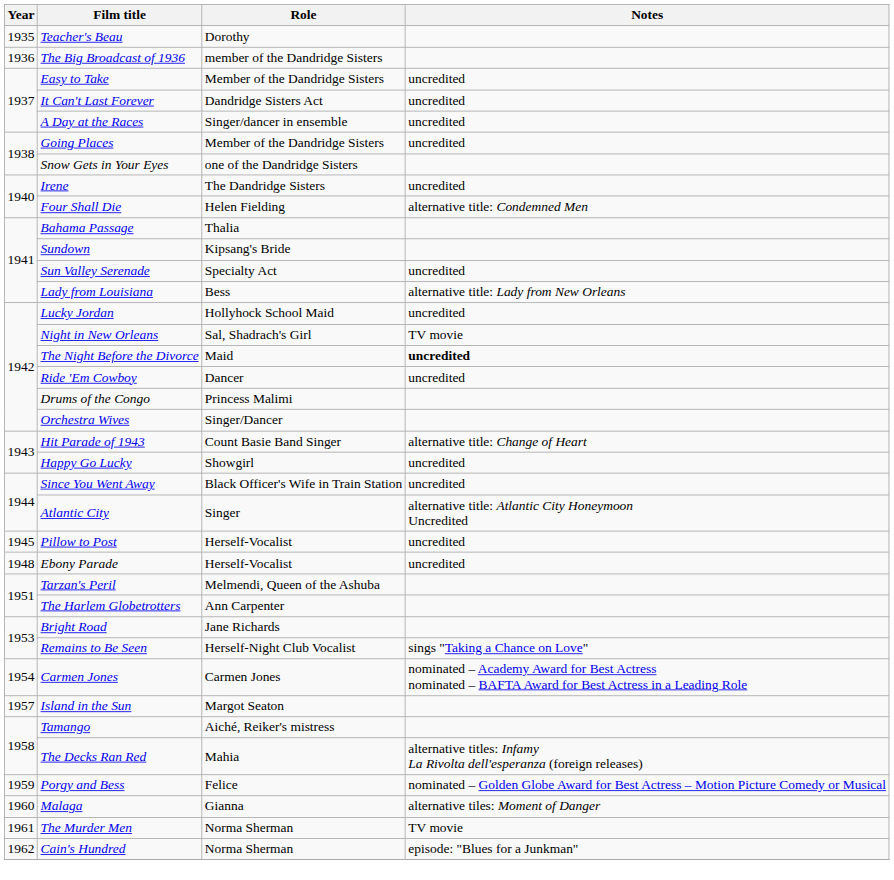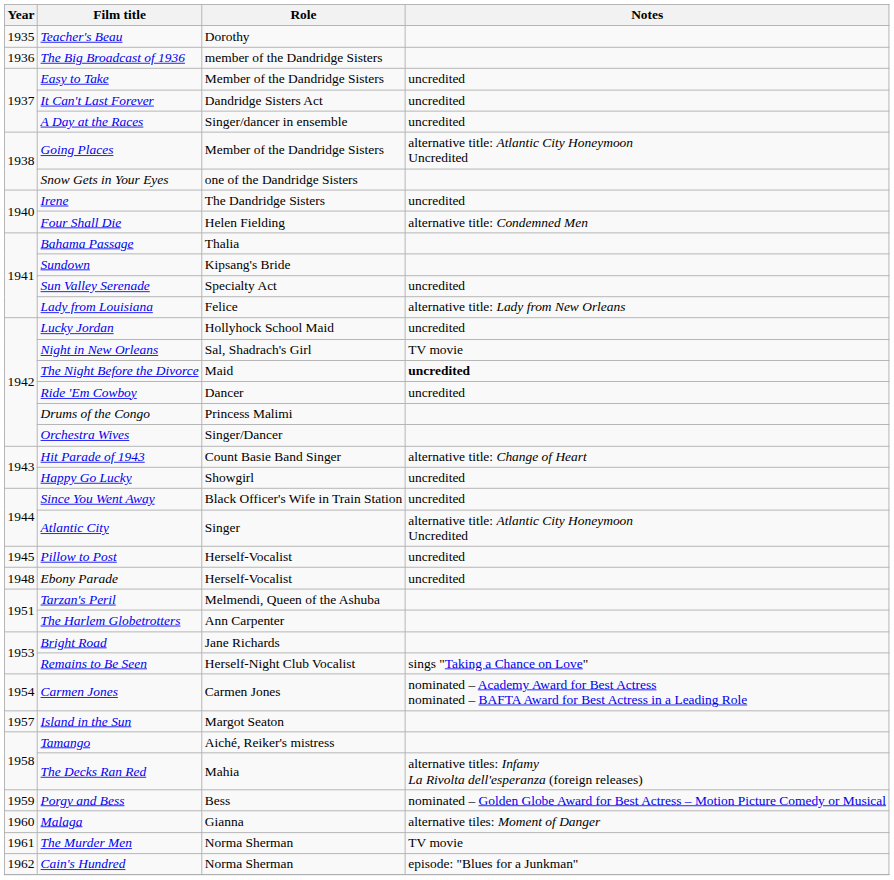(437, 143) uncredited -> (521, 150) alternative title: Atlantic City Honeymoon Uncredited
(217, 292) Bess -> (221, 307) Felice
(221, 785) Felice -> (217, 800) Bess
